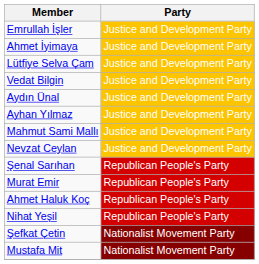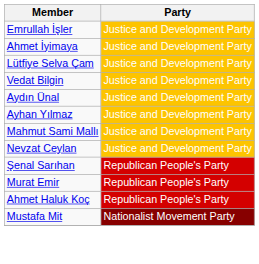- row: (32, 217)
- row: (36, 234)
